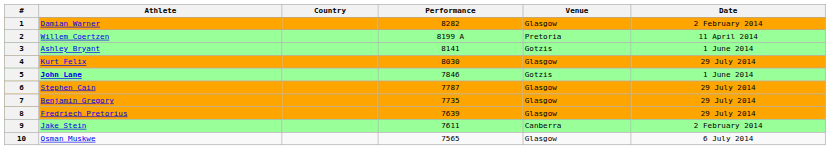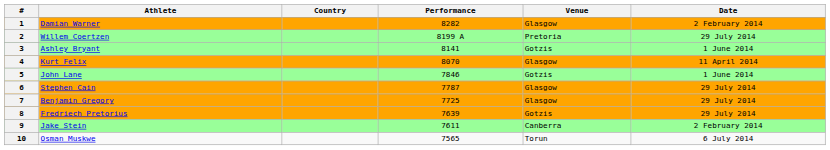(728, 36) 11 April 2014 -> (728, 36) 29 July 2014
(450, 62) 8030 -> (450, 62) 8070
(728, 62) 29 July 2014 -> (728, 62) 11 April 2014
(61, 74) bold -> (61, 74) normal
(450, 100) 7735 -> (450, 100) 7725
(541, 113) Glasgow -> (538, 113) Gotzis
(541, 138) Glasgow -> (536, 138) Torun
